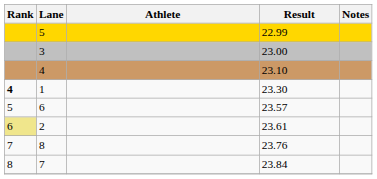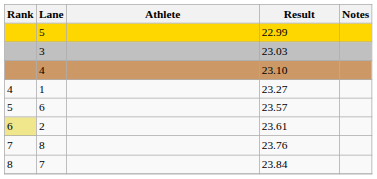(275, 51) 23.00 -> (275, 51) 23.03
(10, 89) bold -> (10, 89) normal
(275, 89) 23.30 -> (275, 89) 23.27
